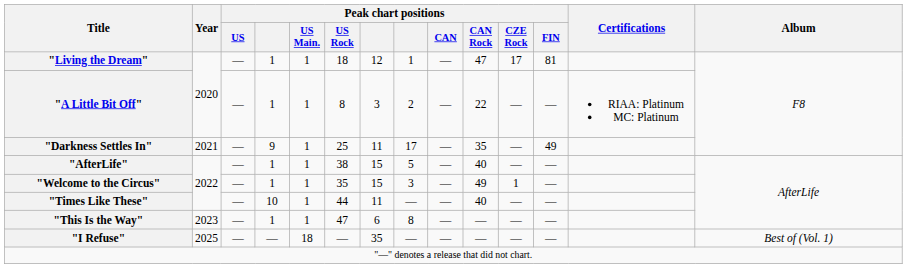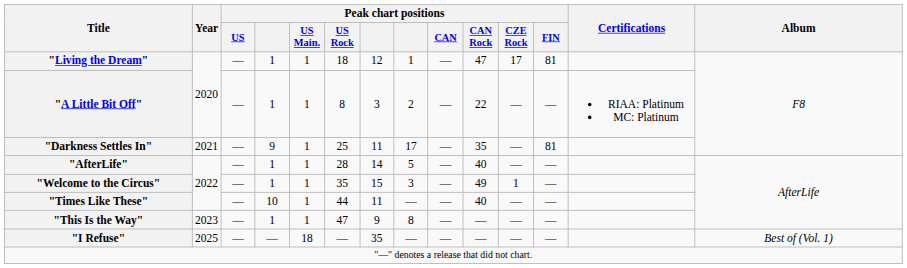(551, 146) 49 -> (551, 146) 81
(342, 165) 38 -> (342, 165) 28
(377, 165) 15 -> (377, 165) 14
(377, 219) 6 -> (377, 219) 9
